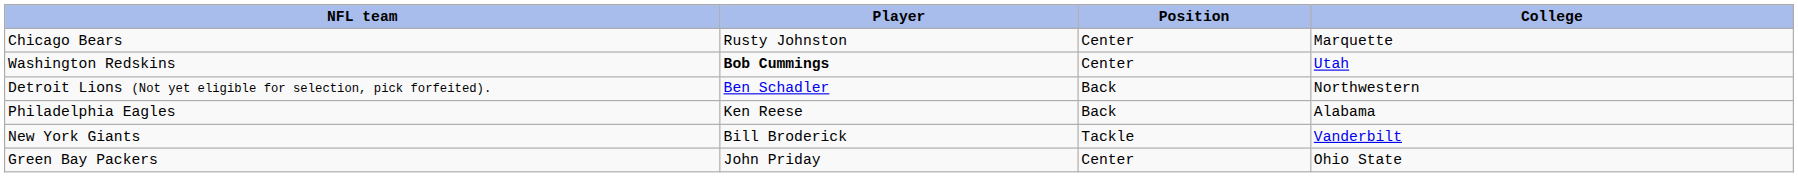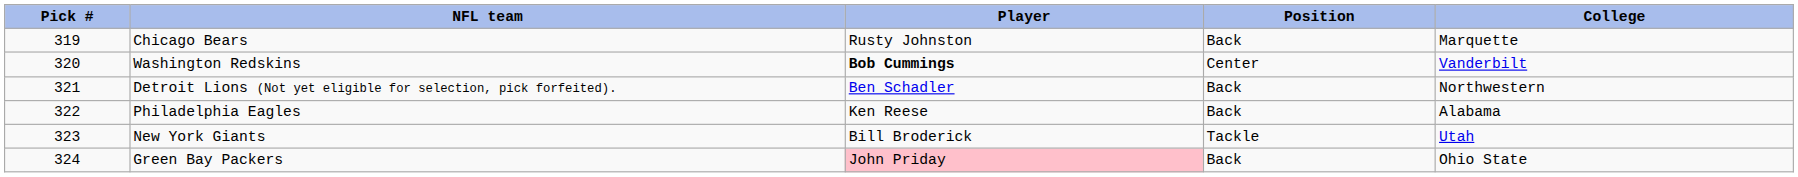+ column: (67, 17)
(1108, 40) Center -> (1224, 40) Back
(1331, 64) Utah -> (1483, 64) Vanderbilt
(1358, 136) Vanderbilt -> (1457, 136) Utah
(772, 160) no background -> (897, 160) pink background
(1108, 160) Center -> (1224, 160) Back
